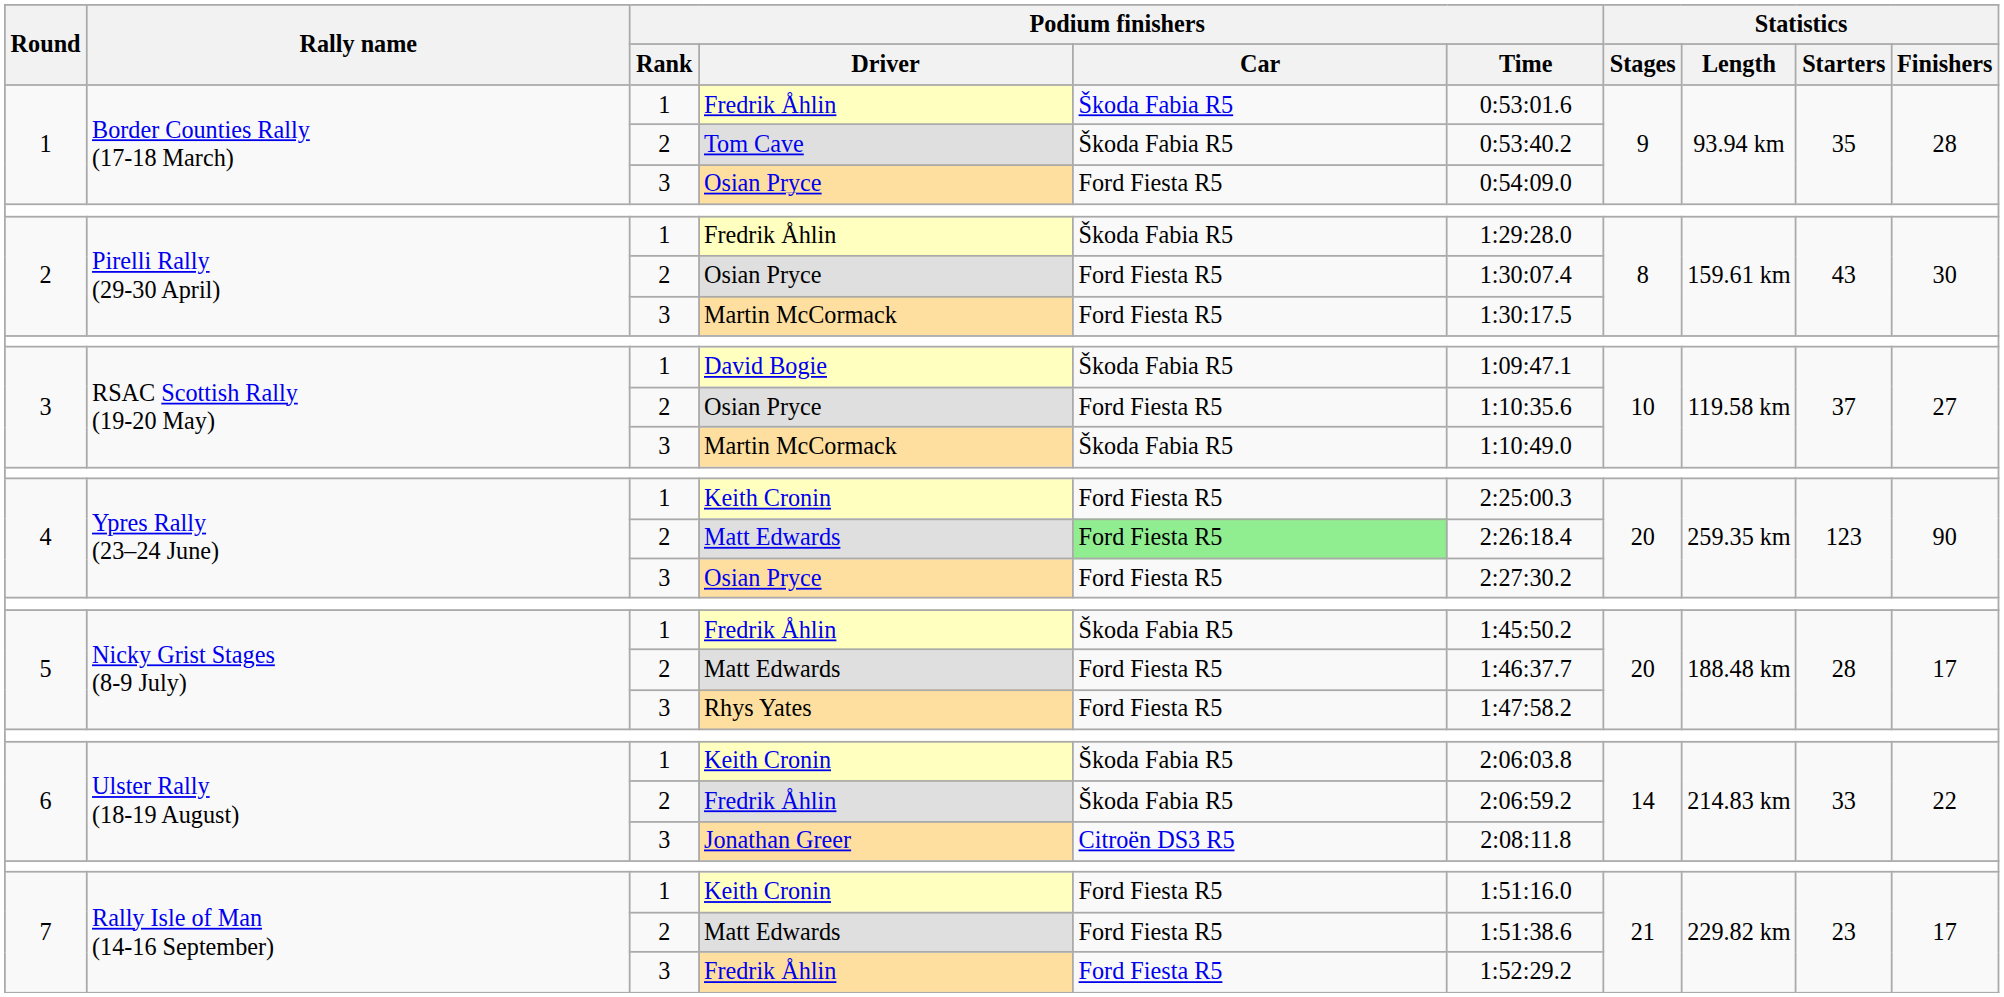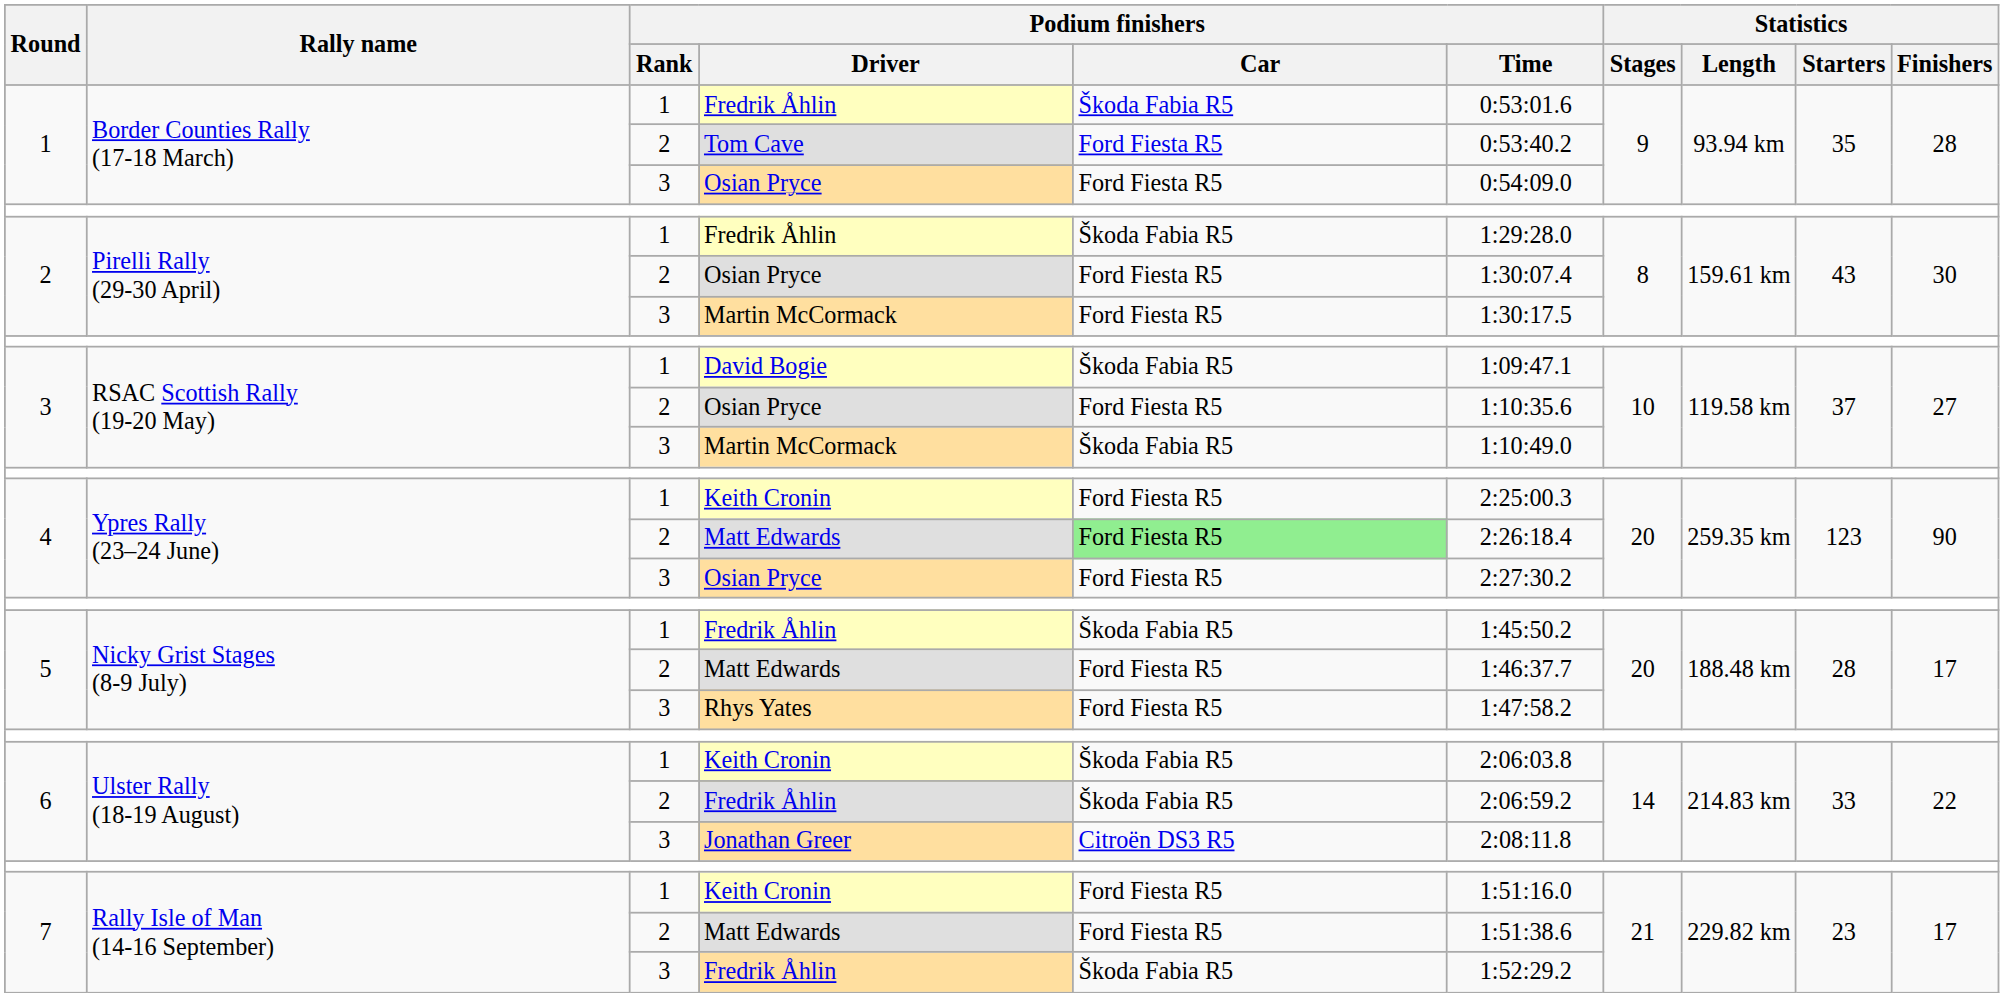(1156, 143) Škoda Fabia R5 -> (1150, 143) Ford Fiesta R5
(1150, 971) Ford Fiesta R5 -> (1156, 971) Škoda Fabia R5
